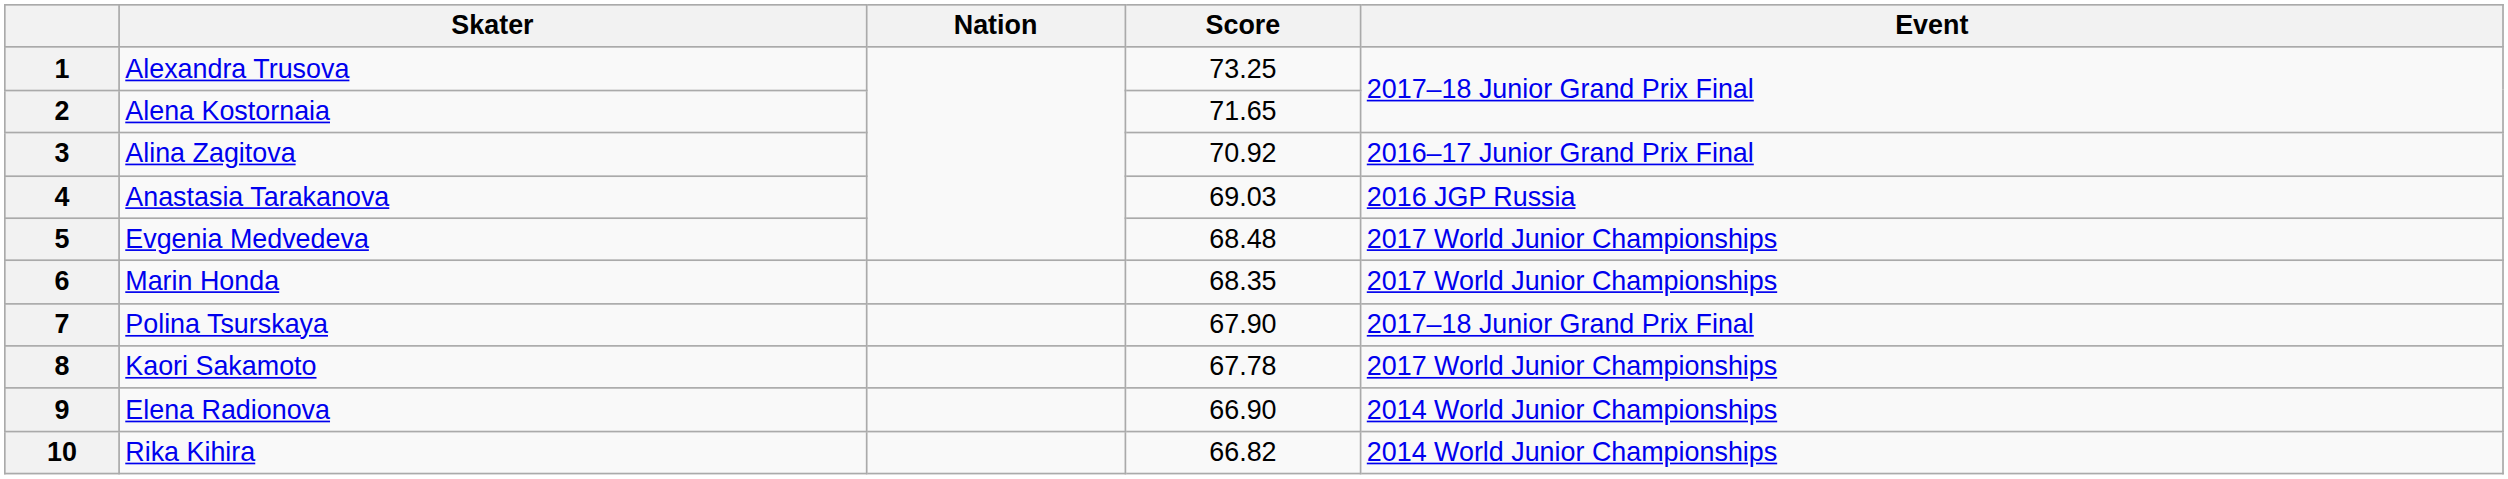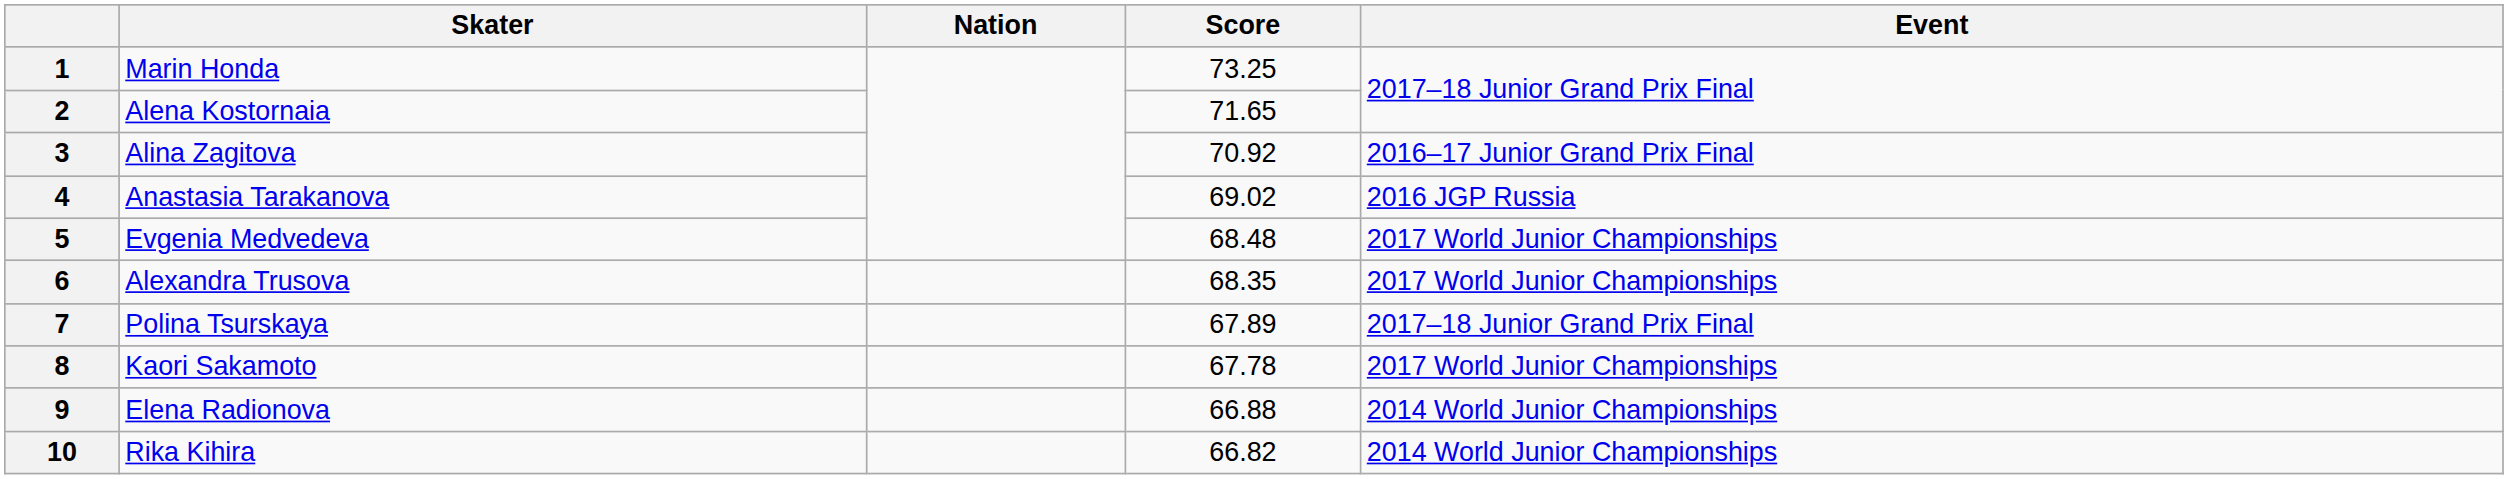(237, 68) Alexandra Trusova -> (202, 68) Marin Honda
(1243, 196) 69.03 -> (1243, 196) 69.02
(202, 281) Marin Honda -> (237, 281) Alexandra Trusova
(1243, 324) 67.90 -> (1243, 324) 67.89
(1243, 409) 66.90 -> (1243, 409) 66.88
